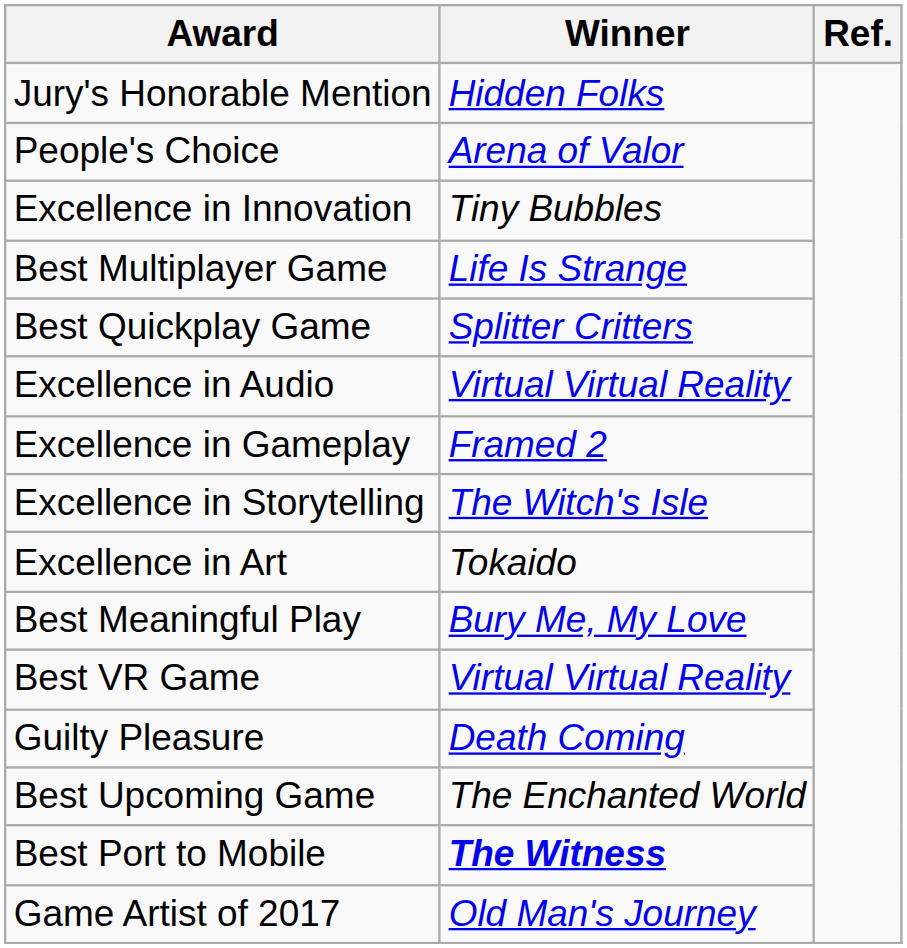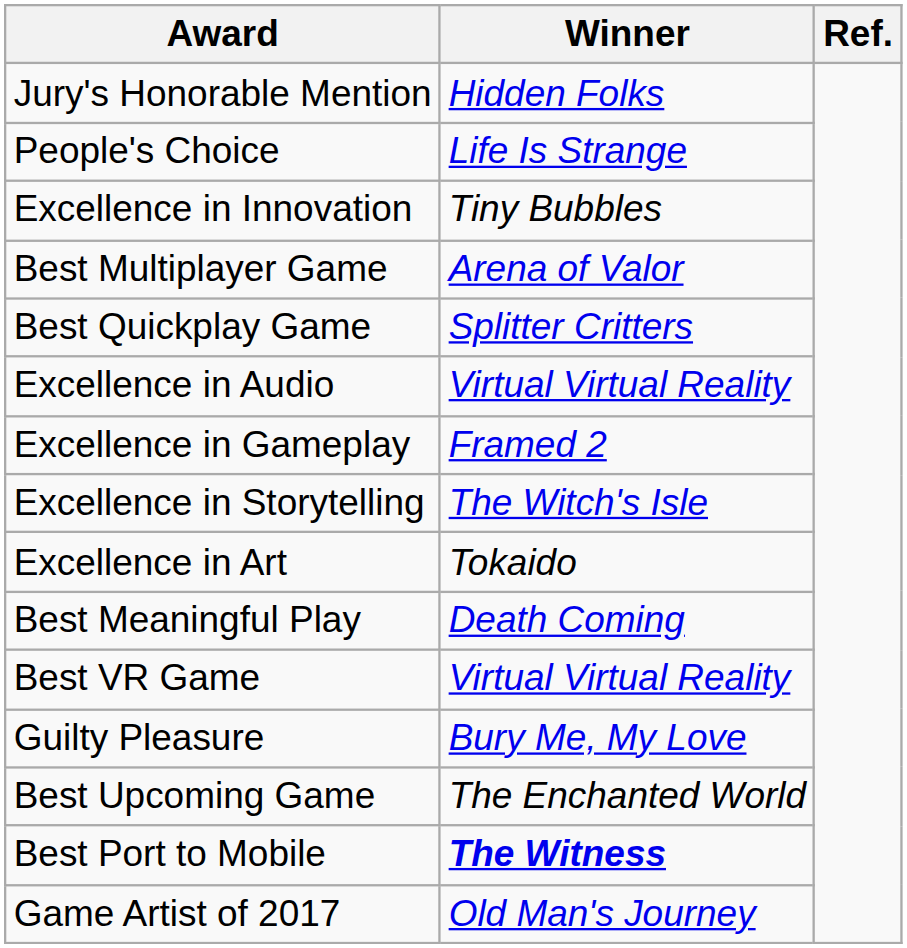(566, 151) Arena of Valor -> (568, 151) Life Is Strange
(568, 268) Life Is Strange -> (566, 268) Arena of Valor
(598, 619) Bury Me, My Love -> (567, 619) Death Coming
(567, 737) Death Coming -> (598, 737) Bury Me, My Love
